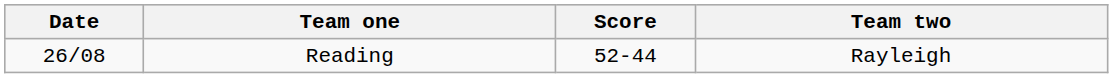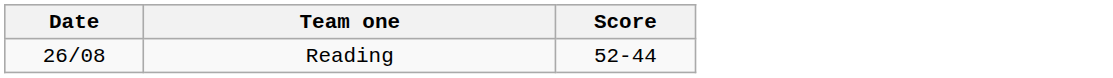- column: (901, 22)
